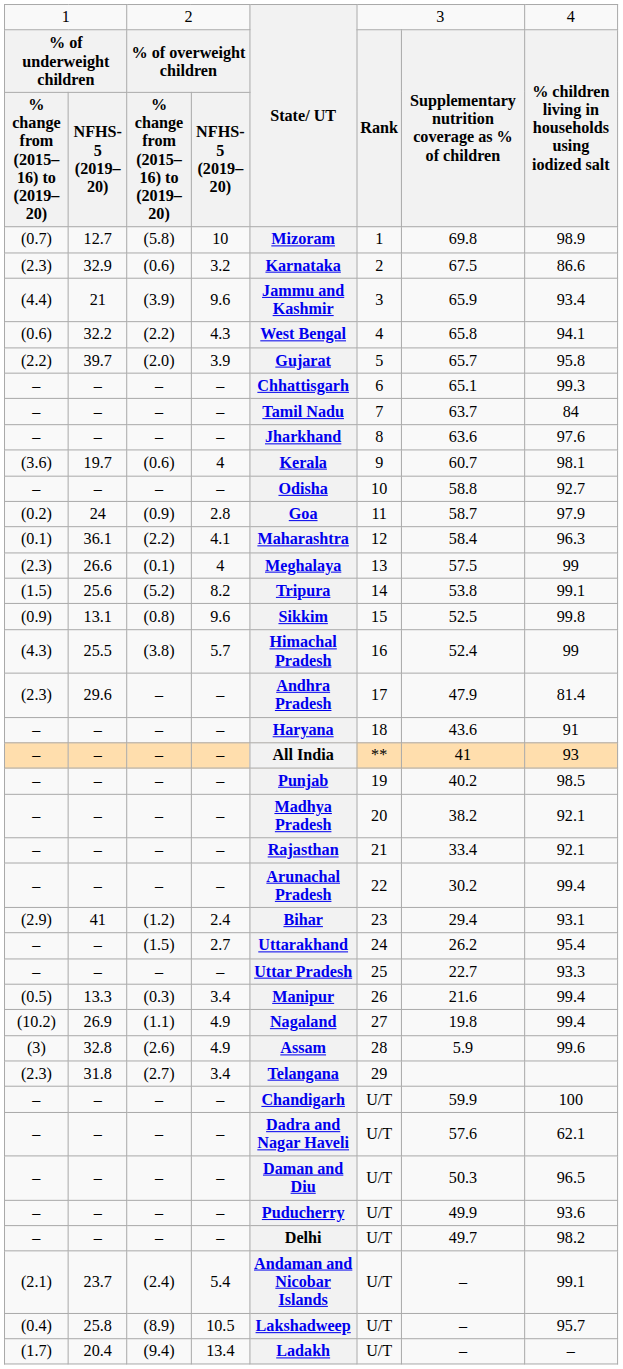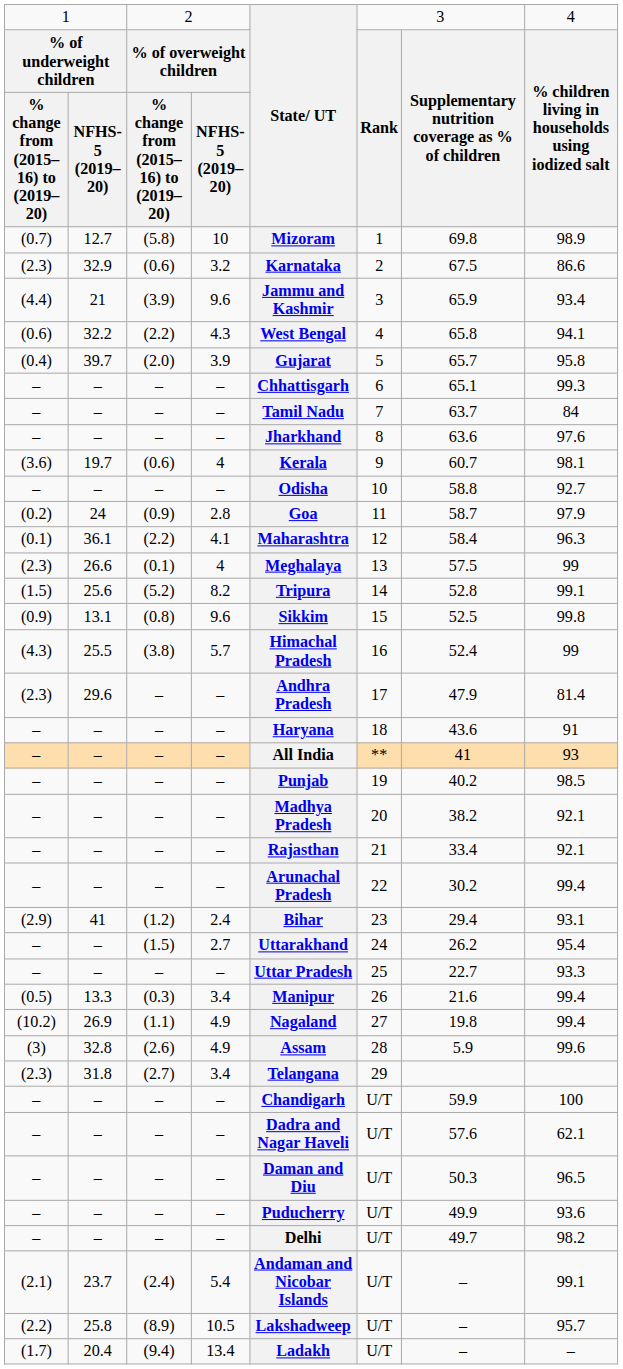(36, 360) (2.2) -> (36, 360) (0.4)
(463, 590) 53.8 -> (463, 590) 52.8
(36, 1325) (0.4) -> (36, 1325) (2.2)
